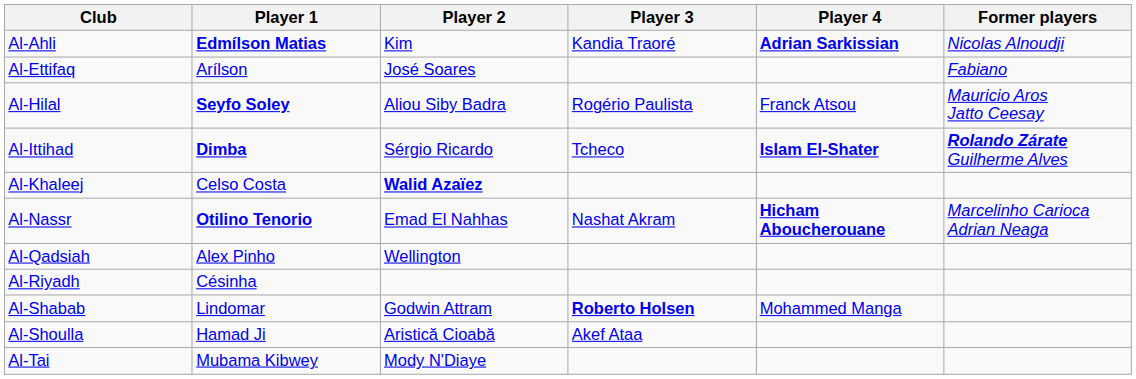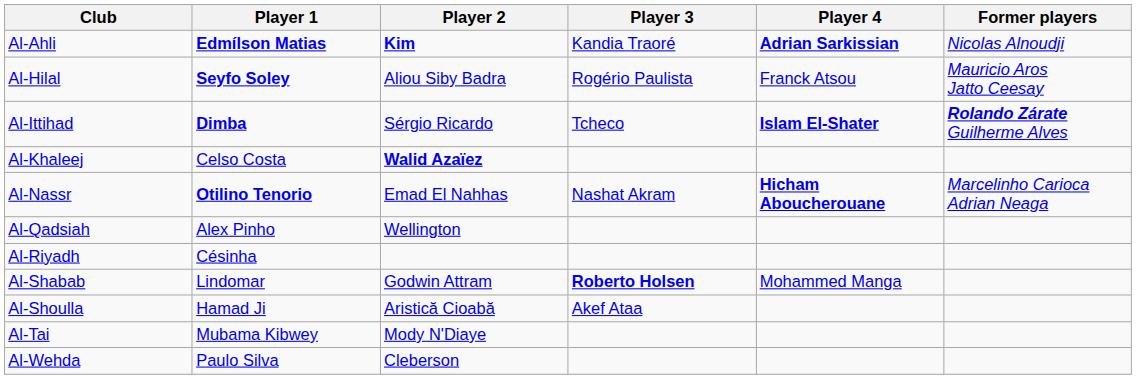(398, 43) normal -> (400, 43) bold
- row: (42, 69)
+ row: (44, 360)
